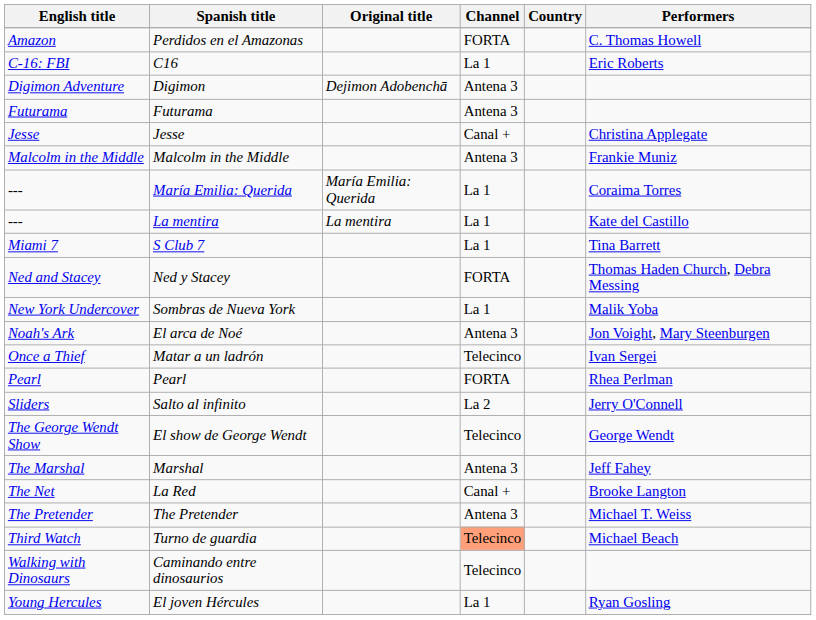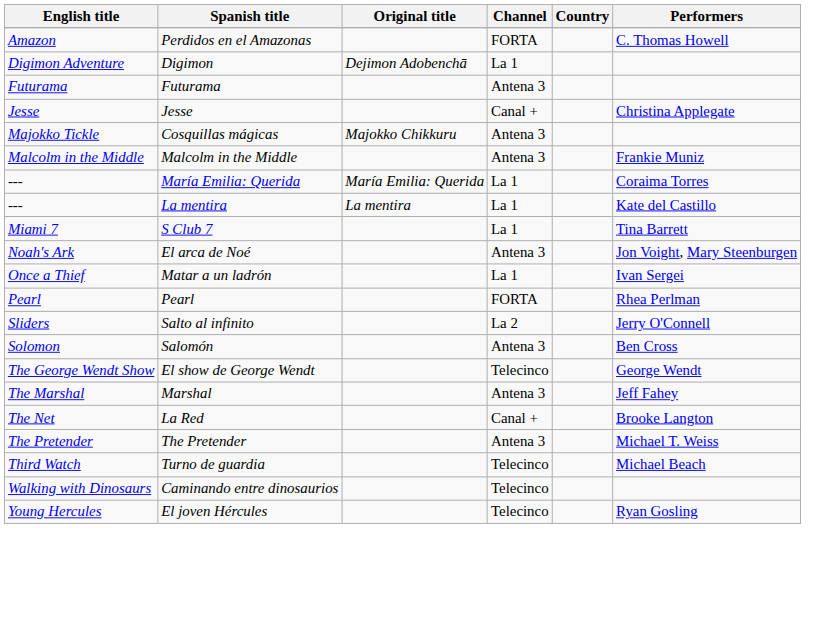- row: (165, 63)
(491, 87) Antena 3 -> (504, 63) La 1
+ row: (220, 134)
- row: (191, 277)
- row: (224, 309)
(492, 356) Telecinco -> (504, 275) La 1
+ row: (187, 346)
(492, 538) lightsalmon background -> (520, 464) no background
(477, 602) La 1 -> (520, 511) Telecinco
